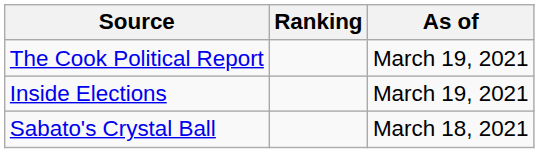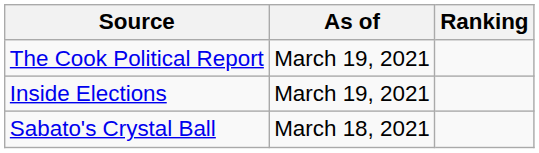columns swapped: (318, 22) <-> (451, 22)
